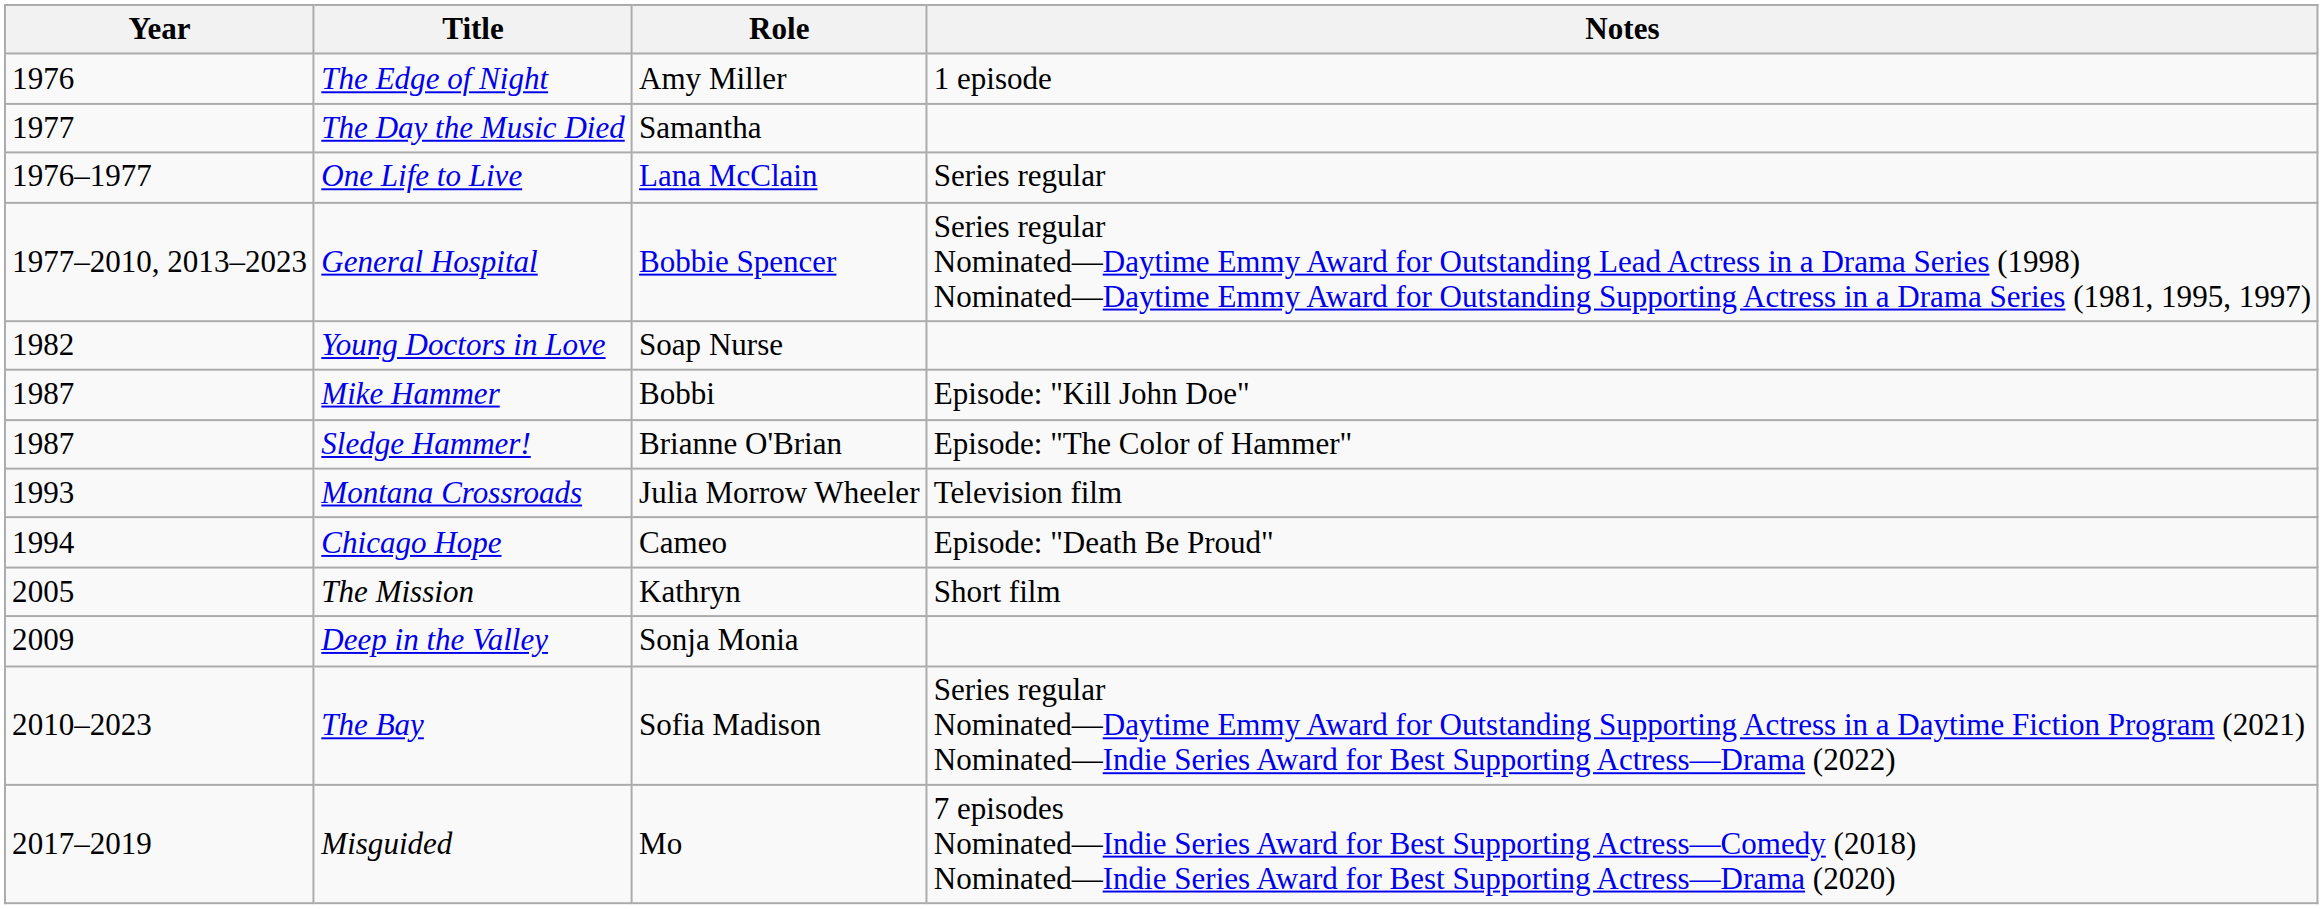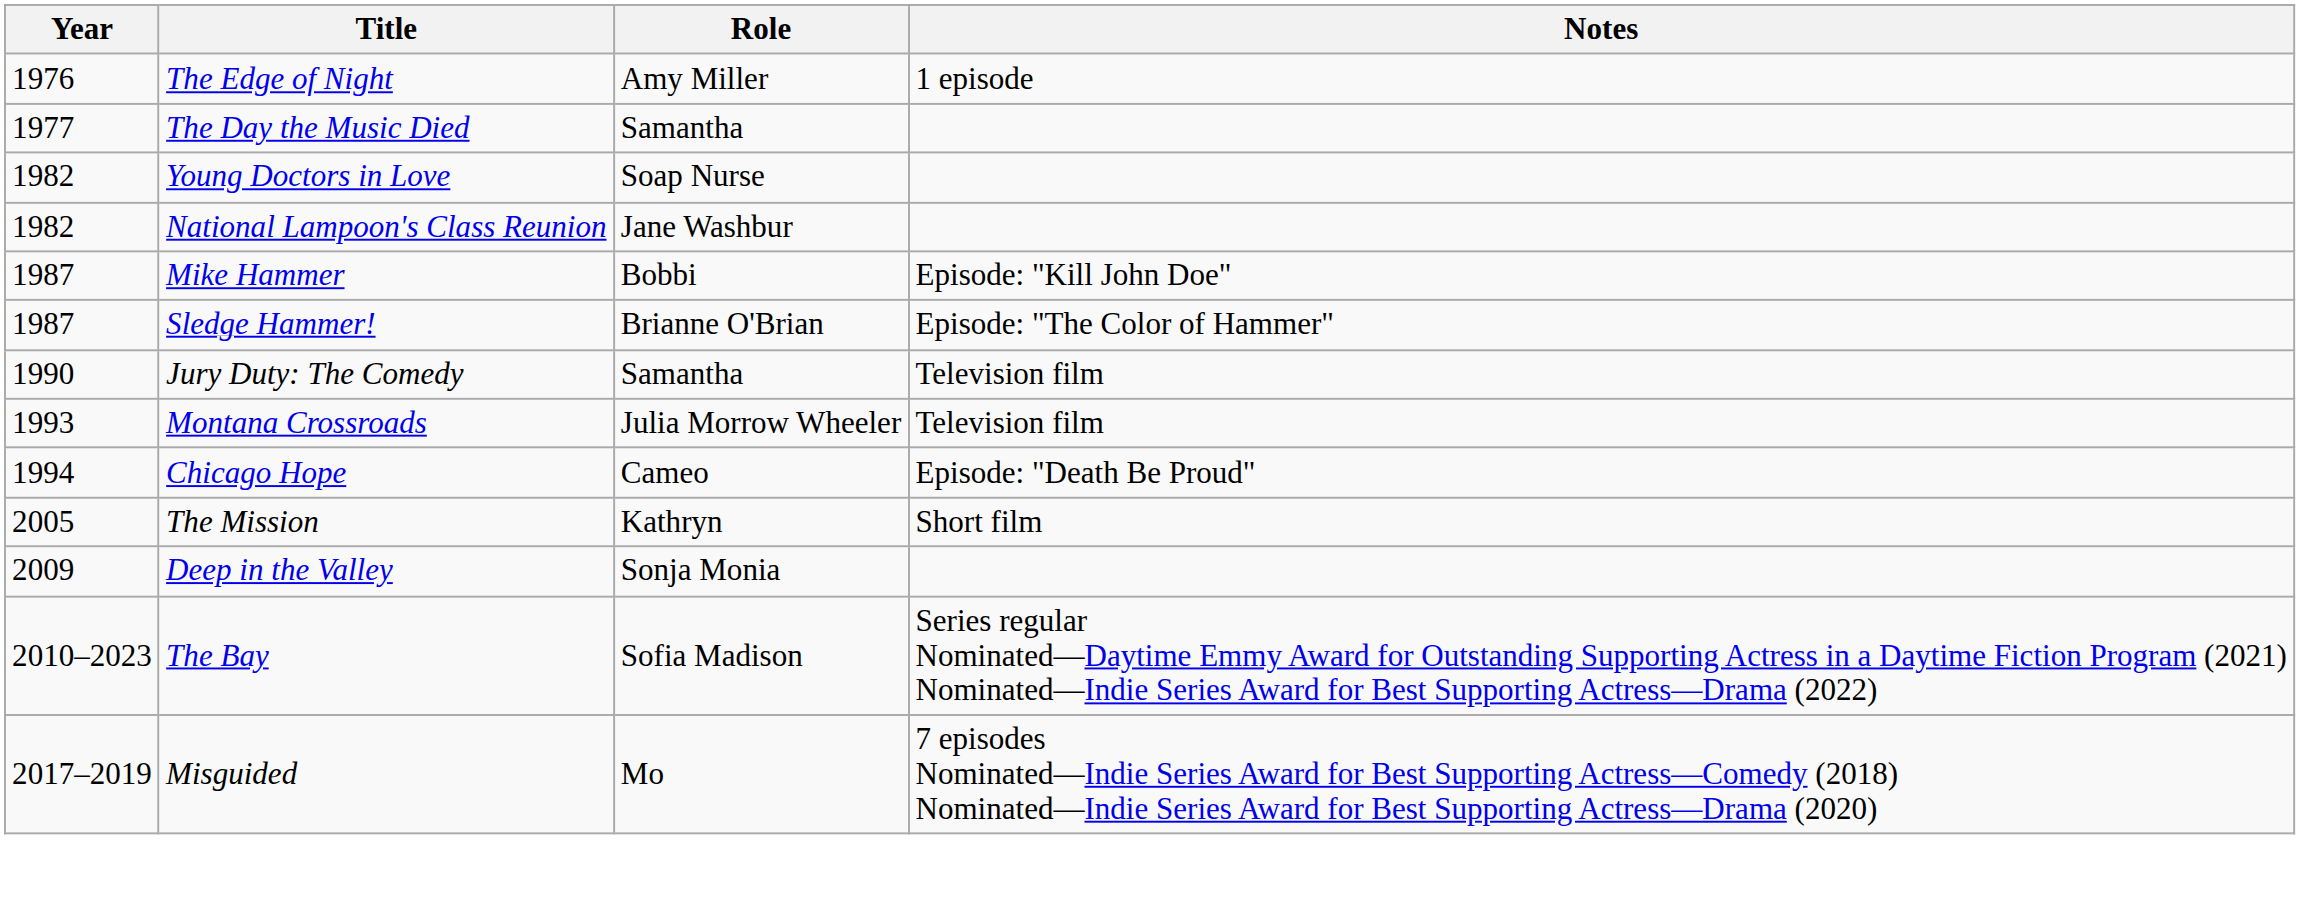- row: (422, 176)
- row: (430, 260)
+ row: (386, 226)
+ row: (315, 373)
